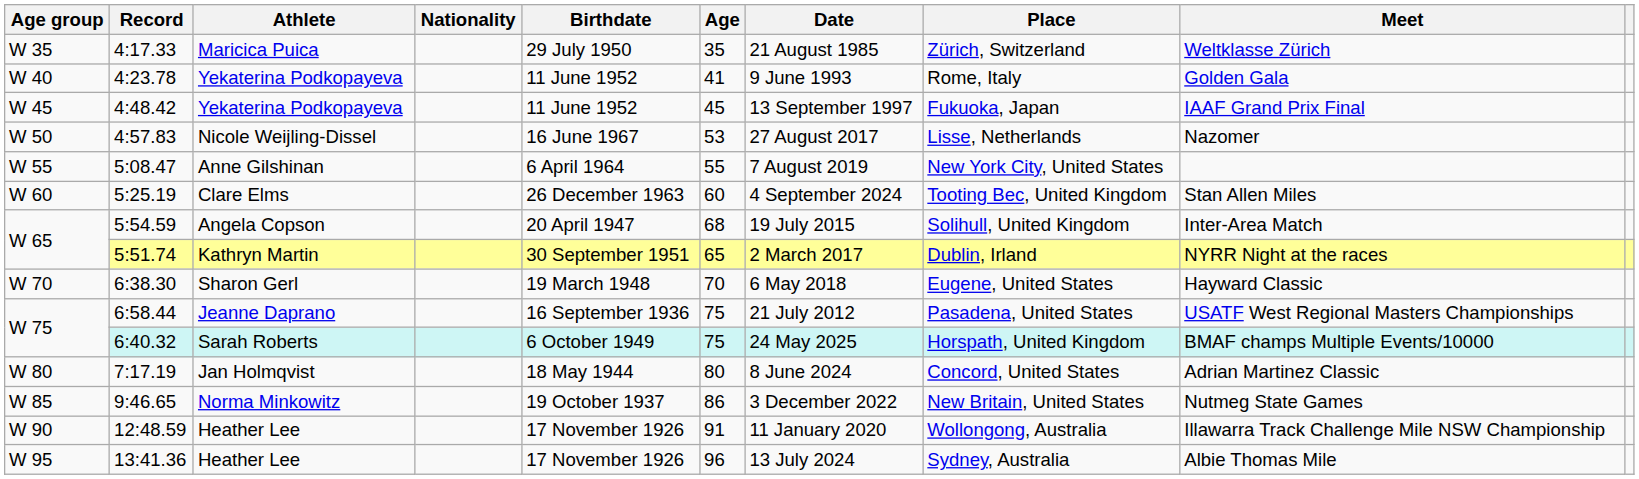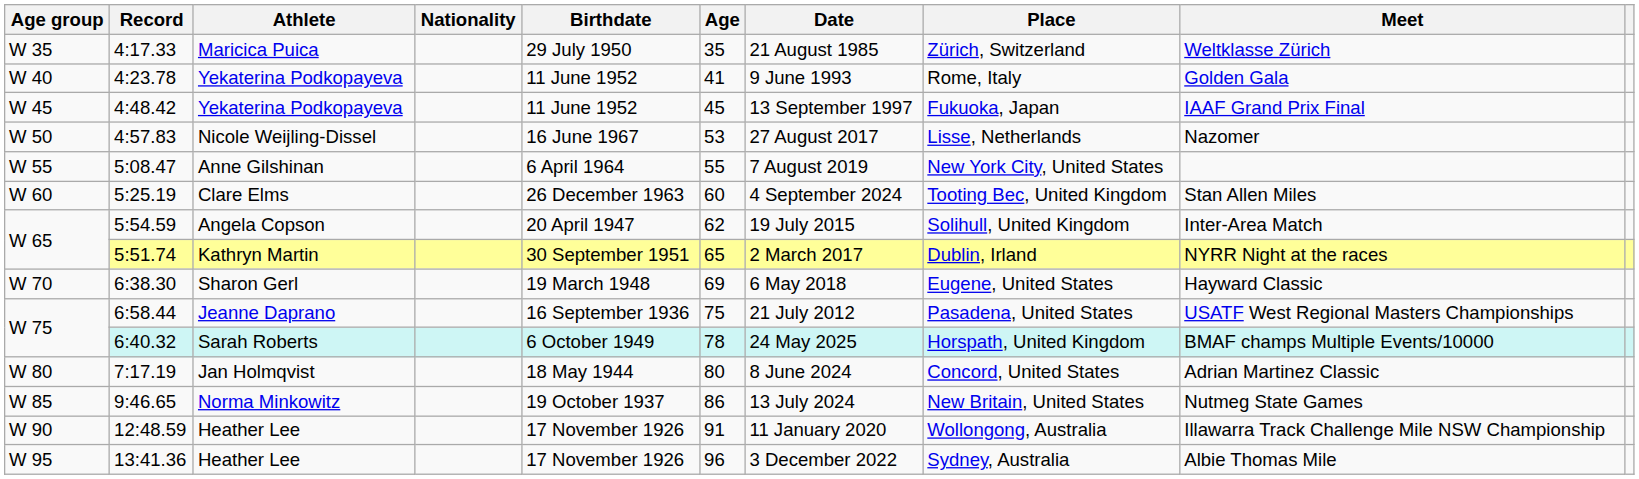(714, 225) 68 -> (714, 225) 62
(714, 284) 70 -> (714, 284) 69
(714, 343) 75 -> (714, 343) 78
(823, 401) 3 December 2022 -> (802, 401) 13 July 2024
(802, 460) 13 July 2024 -> (823, 460) 3 December 2022
